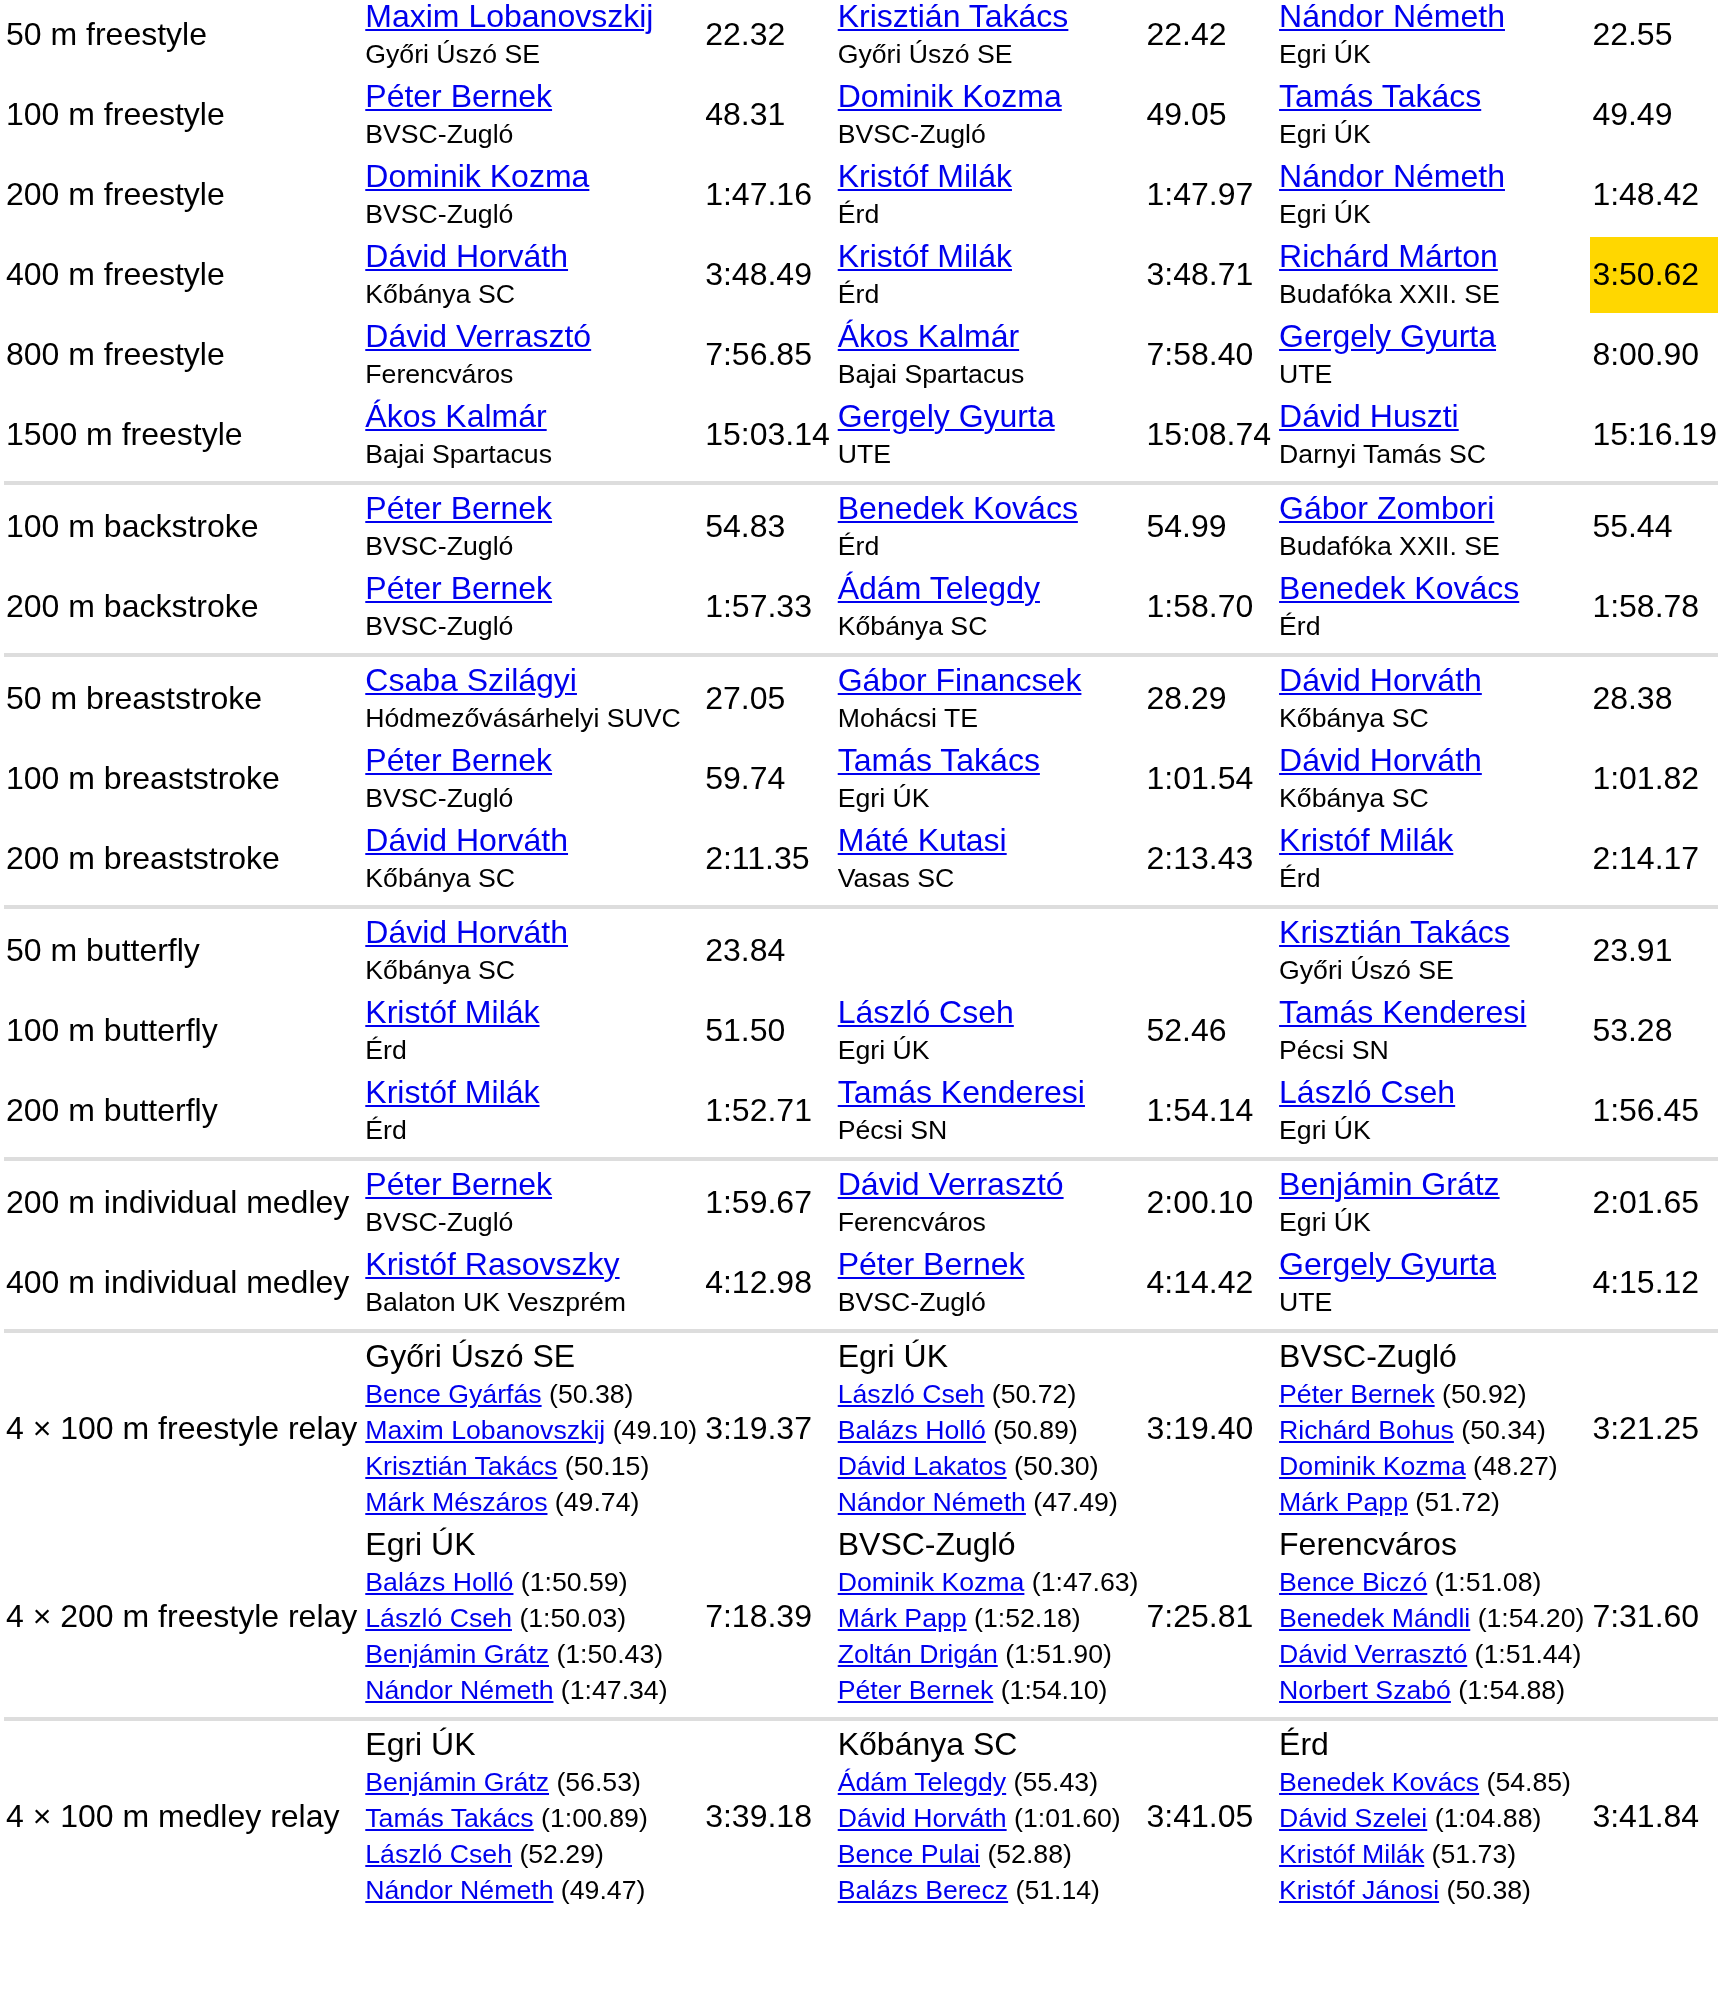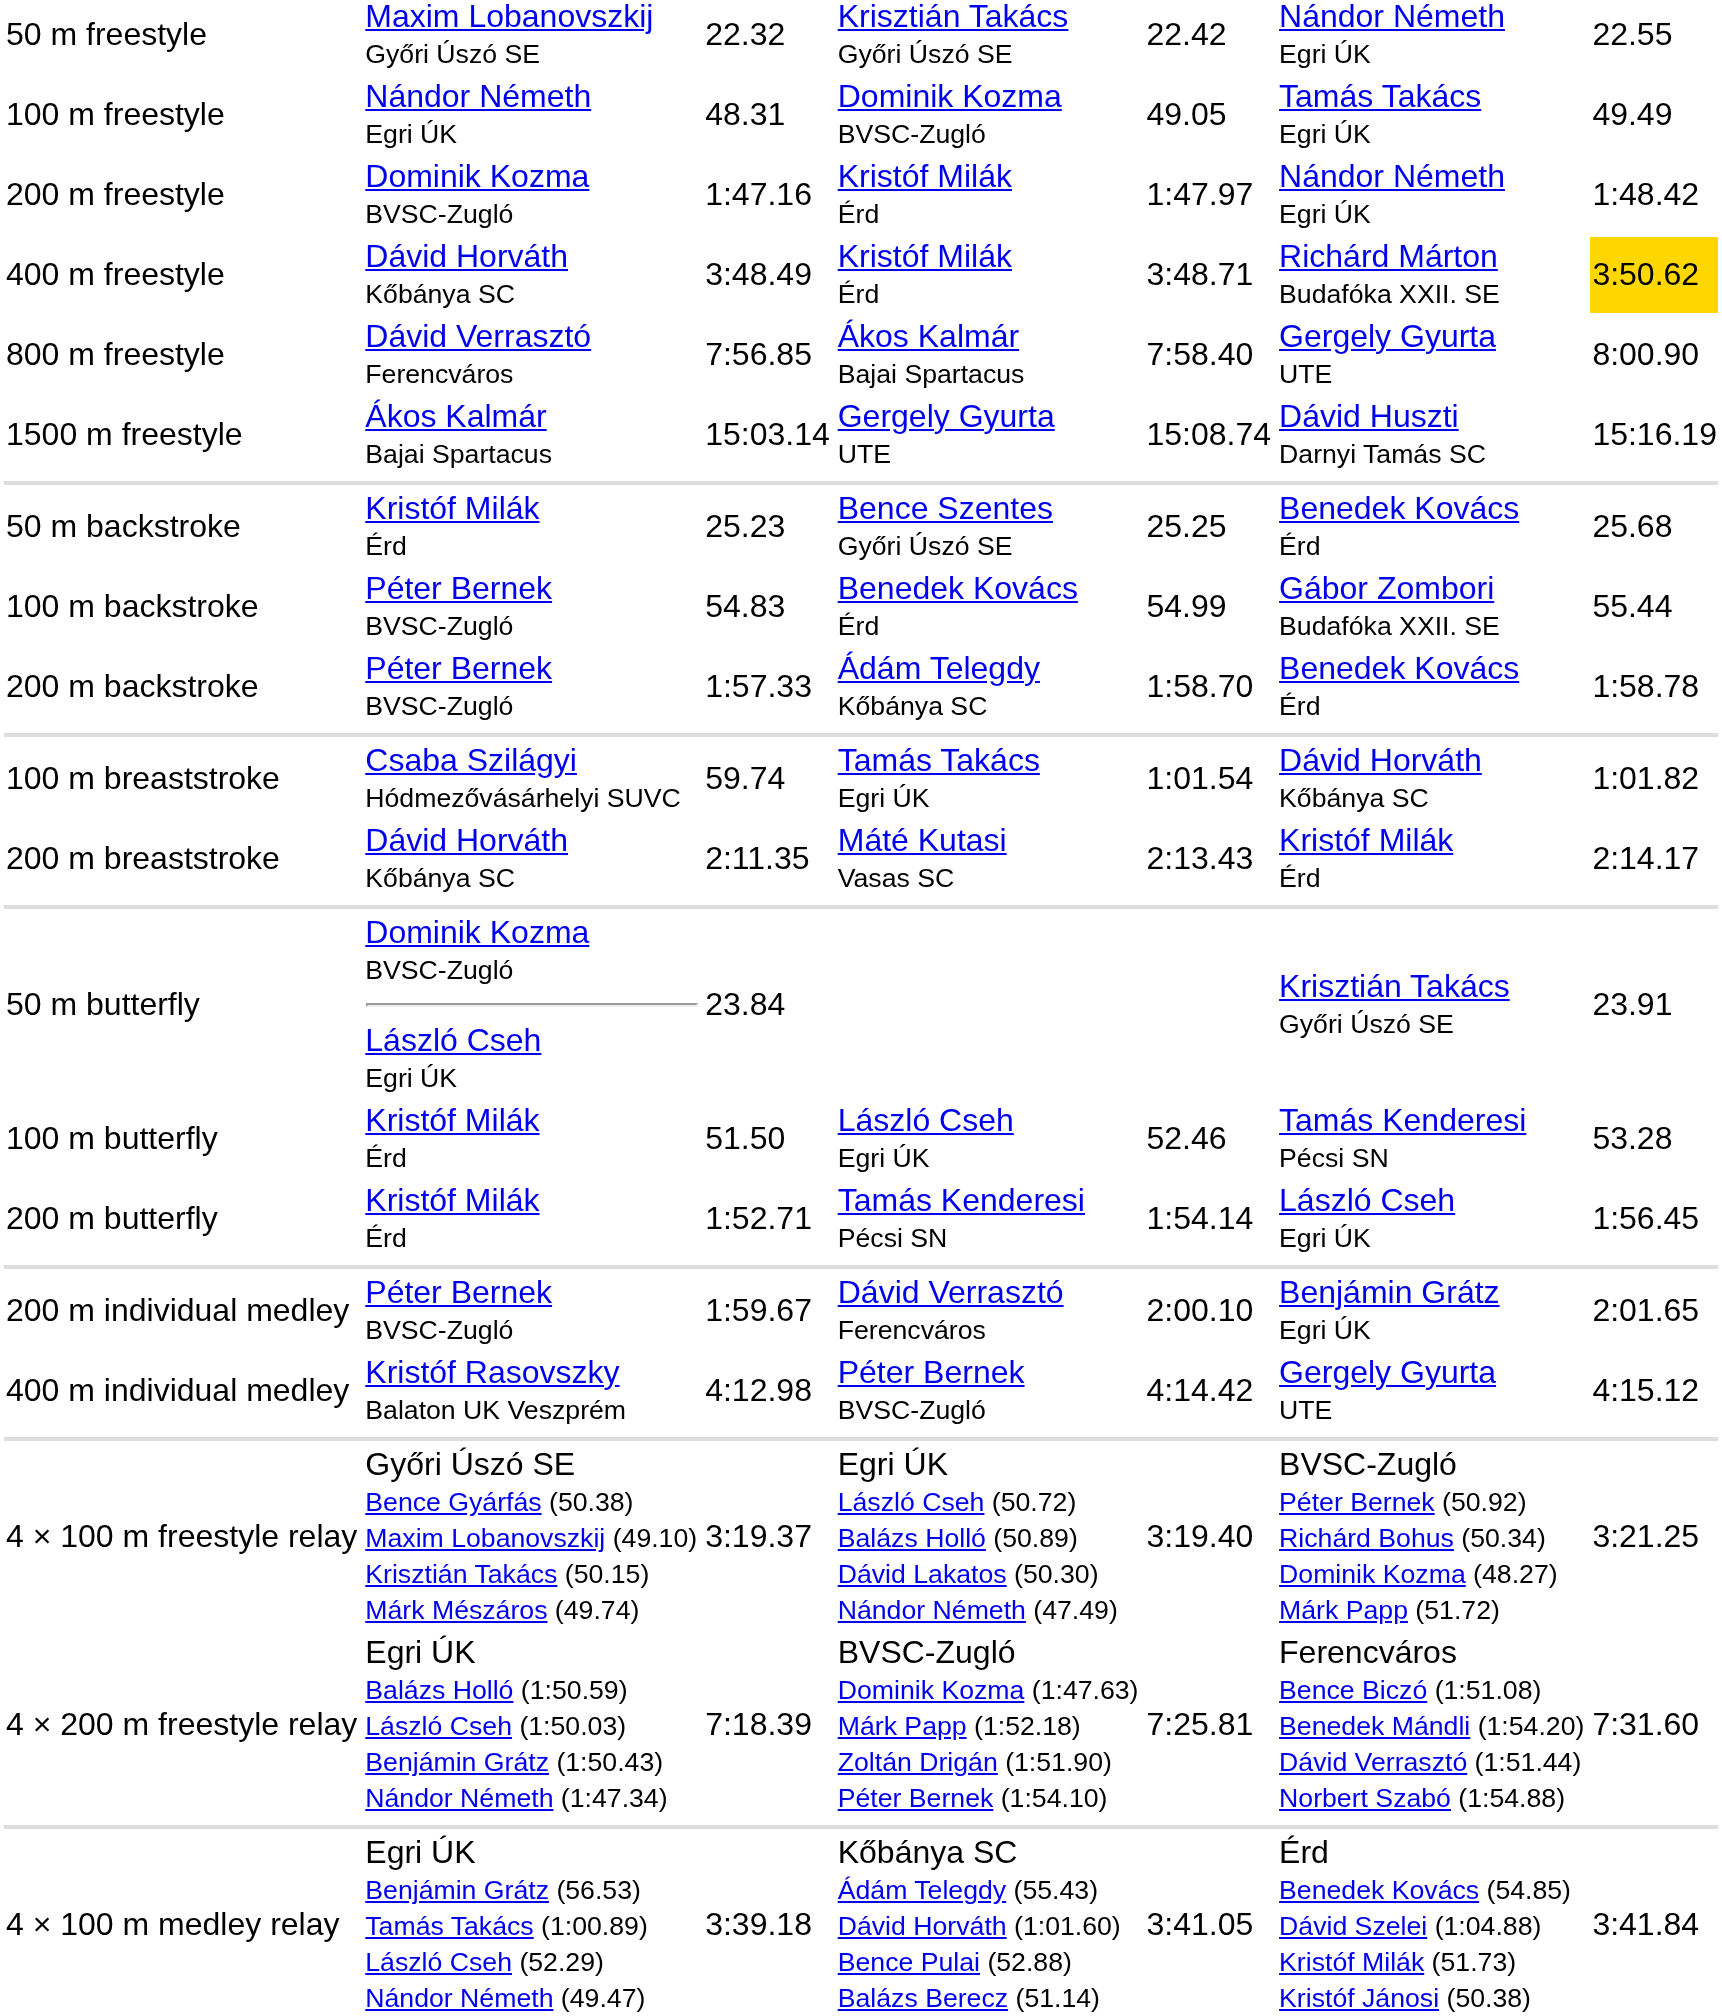(459, 114) Péter Bernek BVSC-Zugló -> (478, 114) Nándor Németh Egri ÚK
+ row: (123, 526)
- row: (134, 698)
(459, 778) Péter Bernek BVSC-Zugló -> (523, 778) Csaba Szilágyi Hódmezővásárhelyi SUVC
(467, 950) Dávid Horváth Kőbánya SC -> (531, 1004) Dominik Kozma BVSC-Zugló László Cseh Egri ÚK
